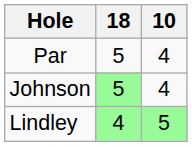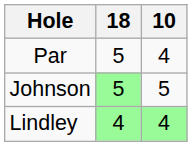(164, 89) 4 -> (164, 89) 5
(164, 123) 5 -> (164, 123) 4
